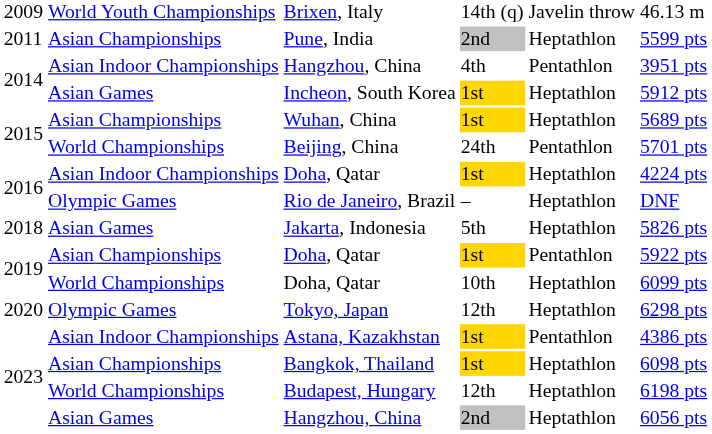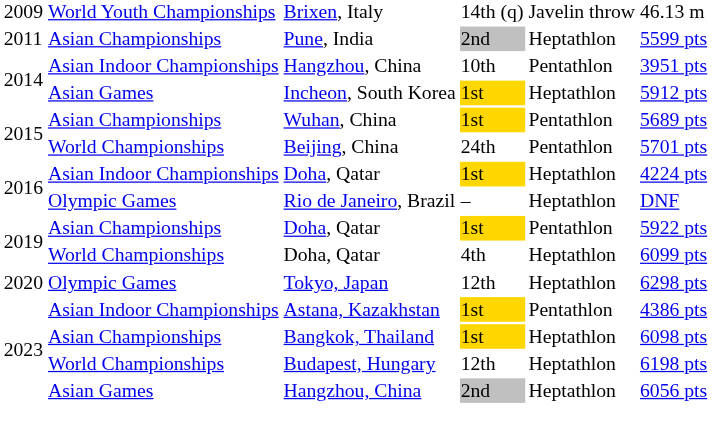(473, 65) 4th -> (478, 65) 10th
(572, 119) Heptathlon -> (571, 119) Pentathlon
- row: (101, 228)
(478, 282) 10th -> (473, 255) 4th
